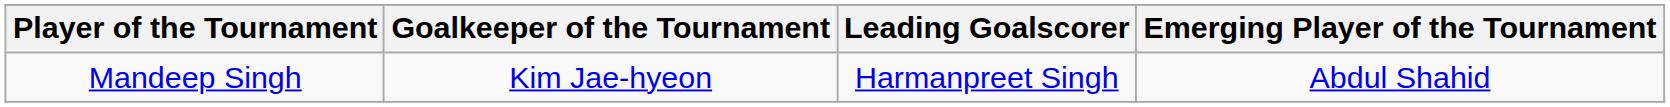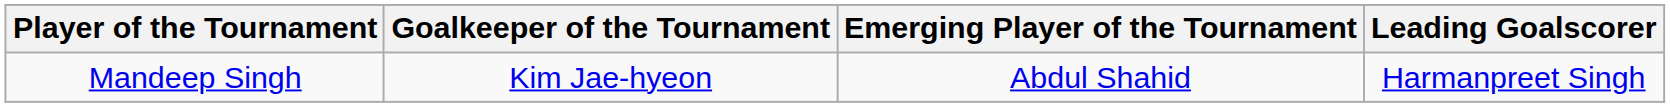columns swapped: (987, 28) <-> (1400, 28)
